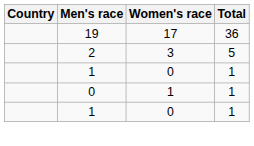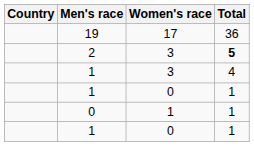(232, 53) normal -> (232, 53) bold
+ row: (92, 72)
